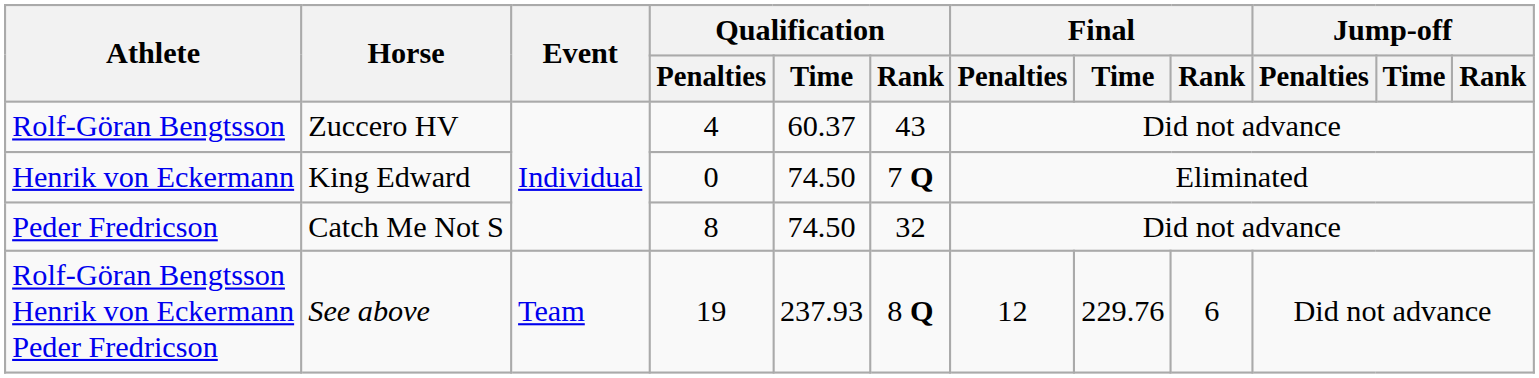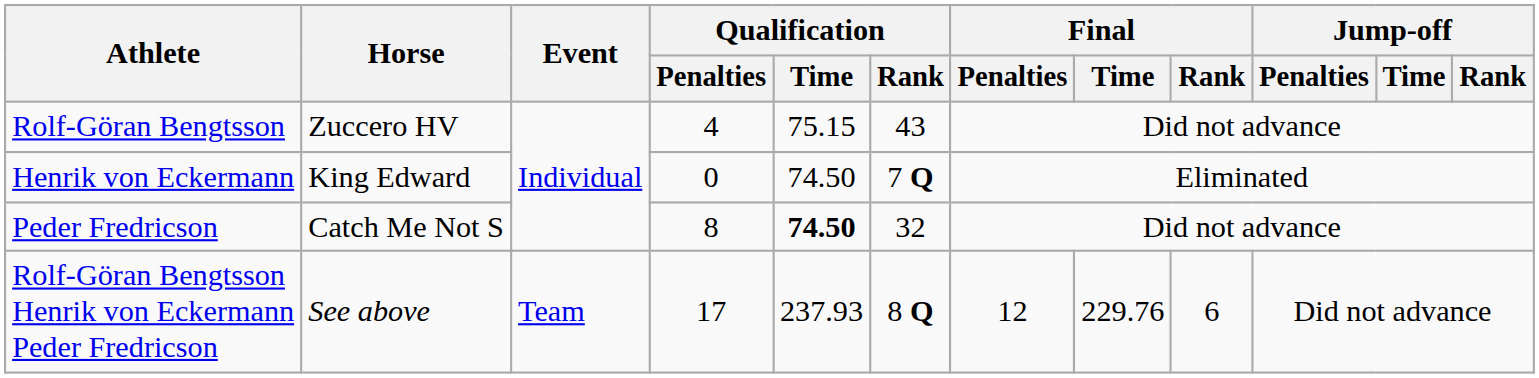(822, 126) 60.37 -> (822, 126) 75.15
(822, 226) normal -> (822, 226) bold
(711, 312) 19 -> (711, 312) 17
